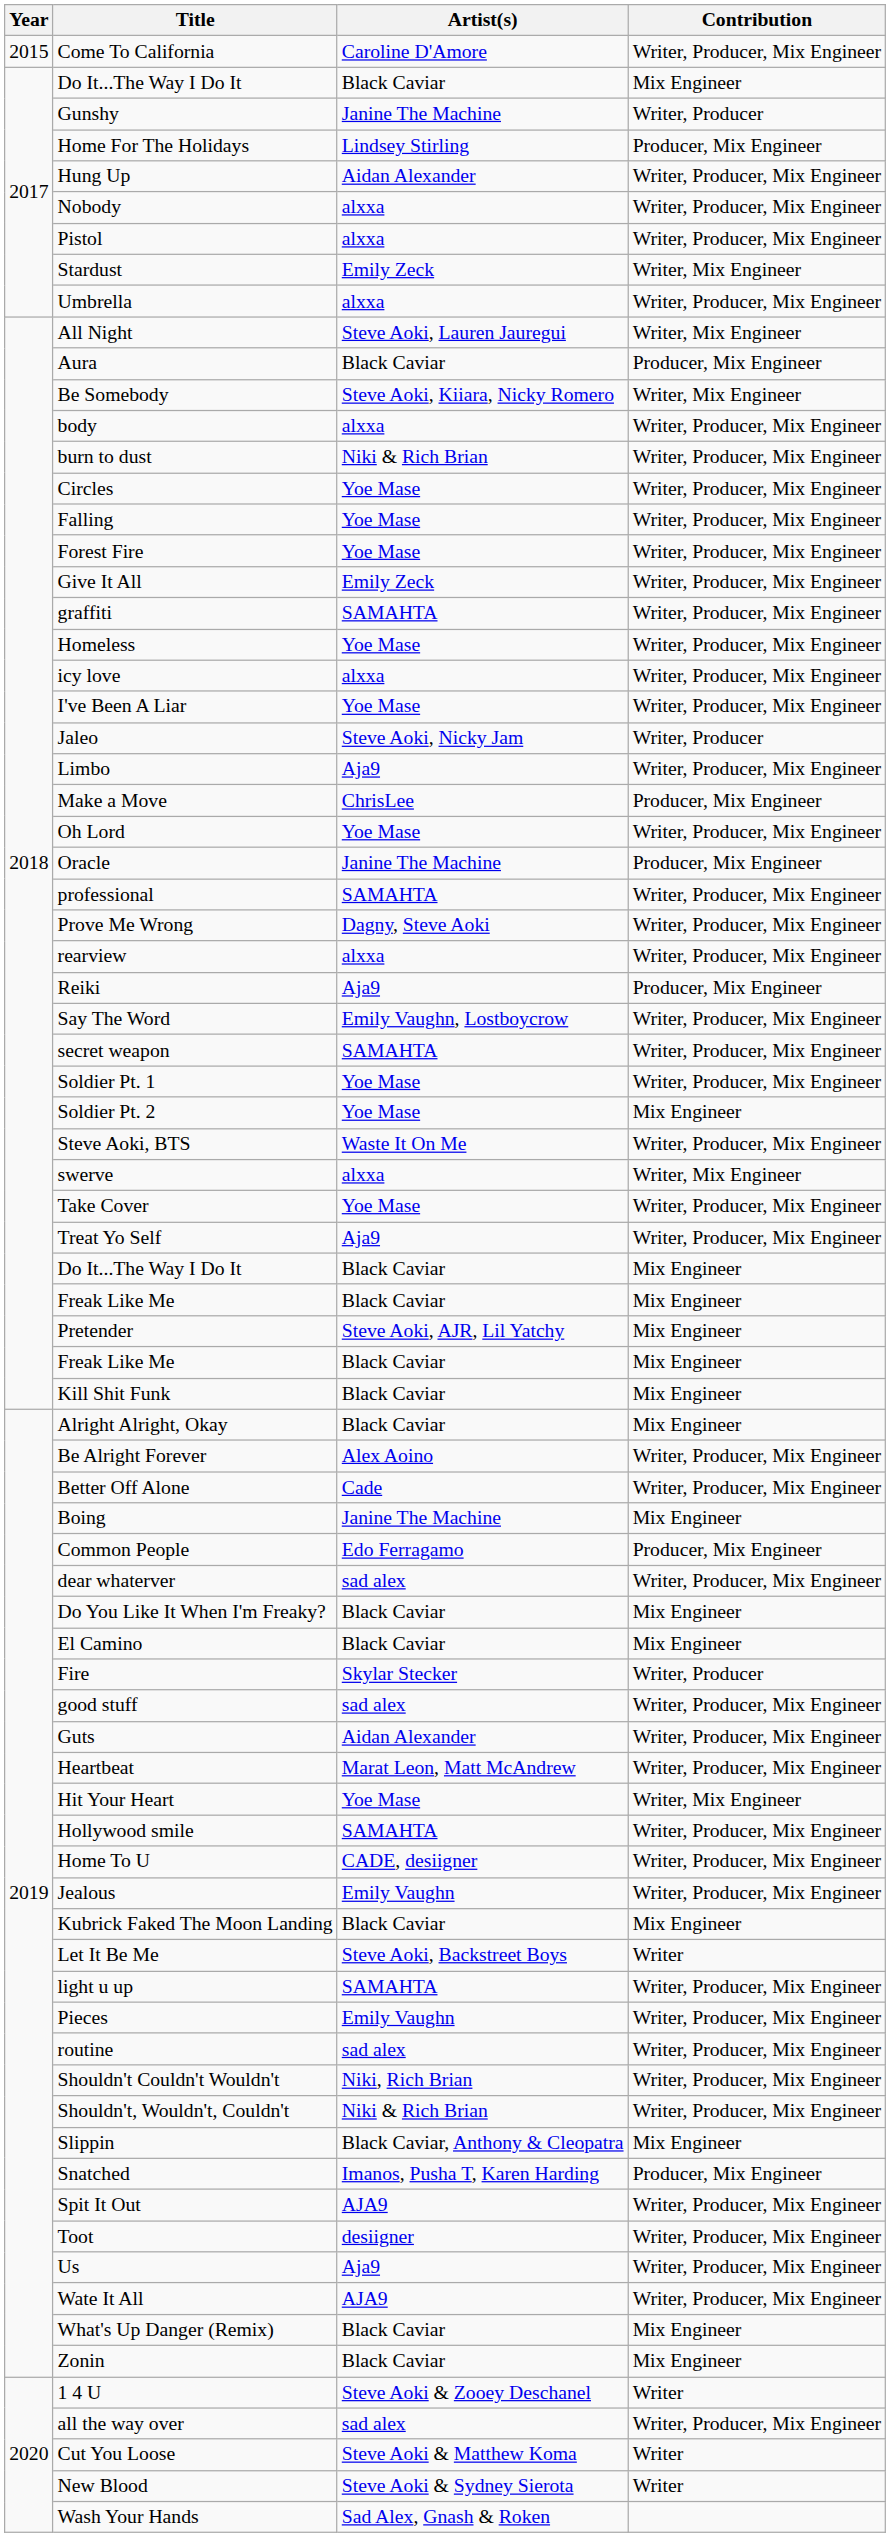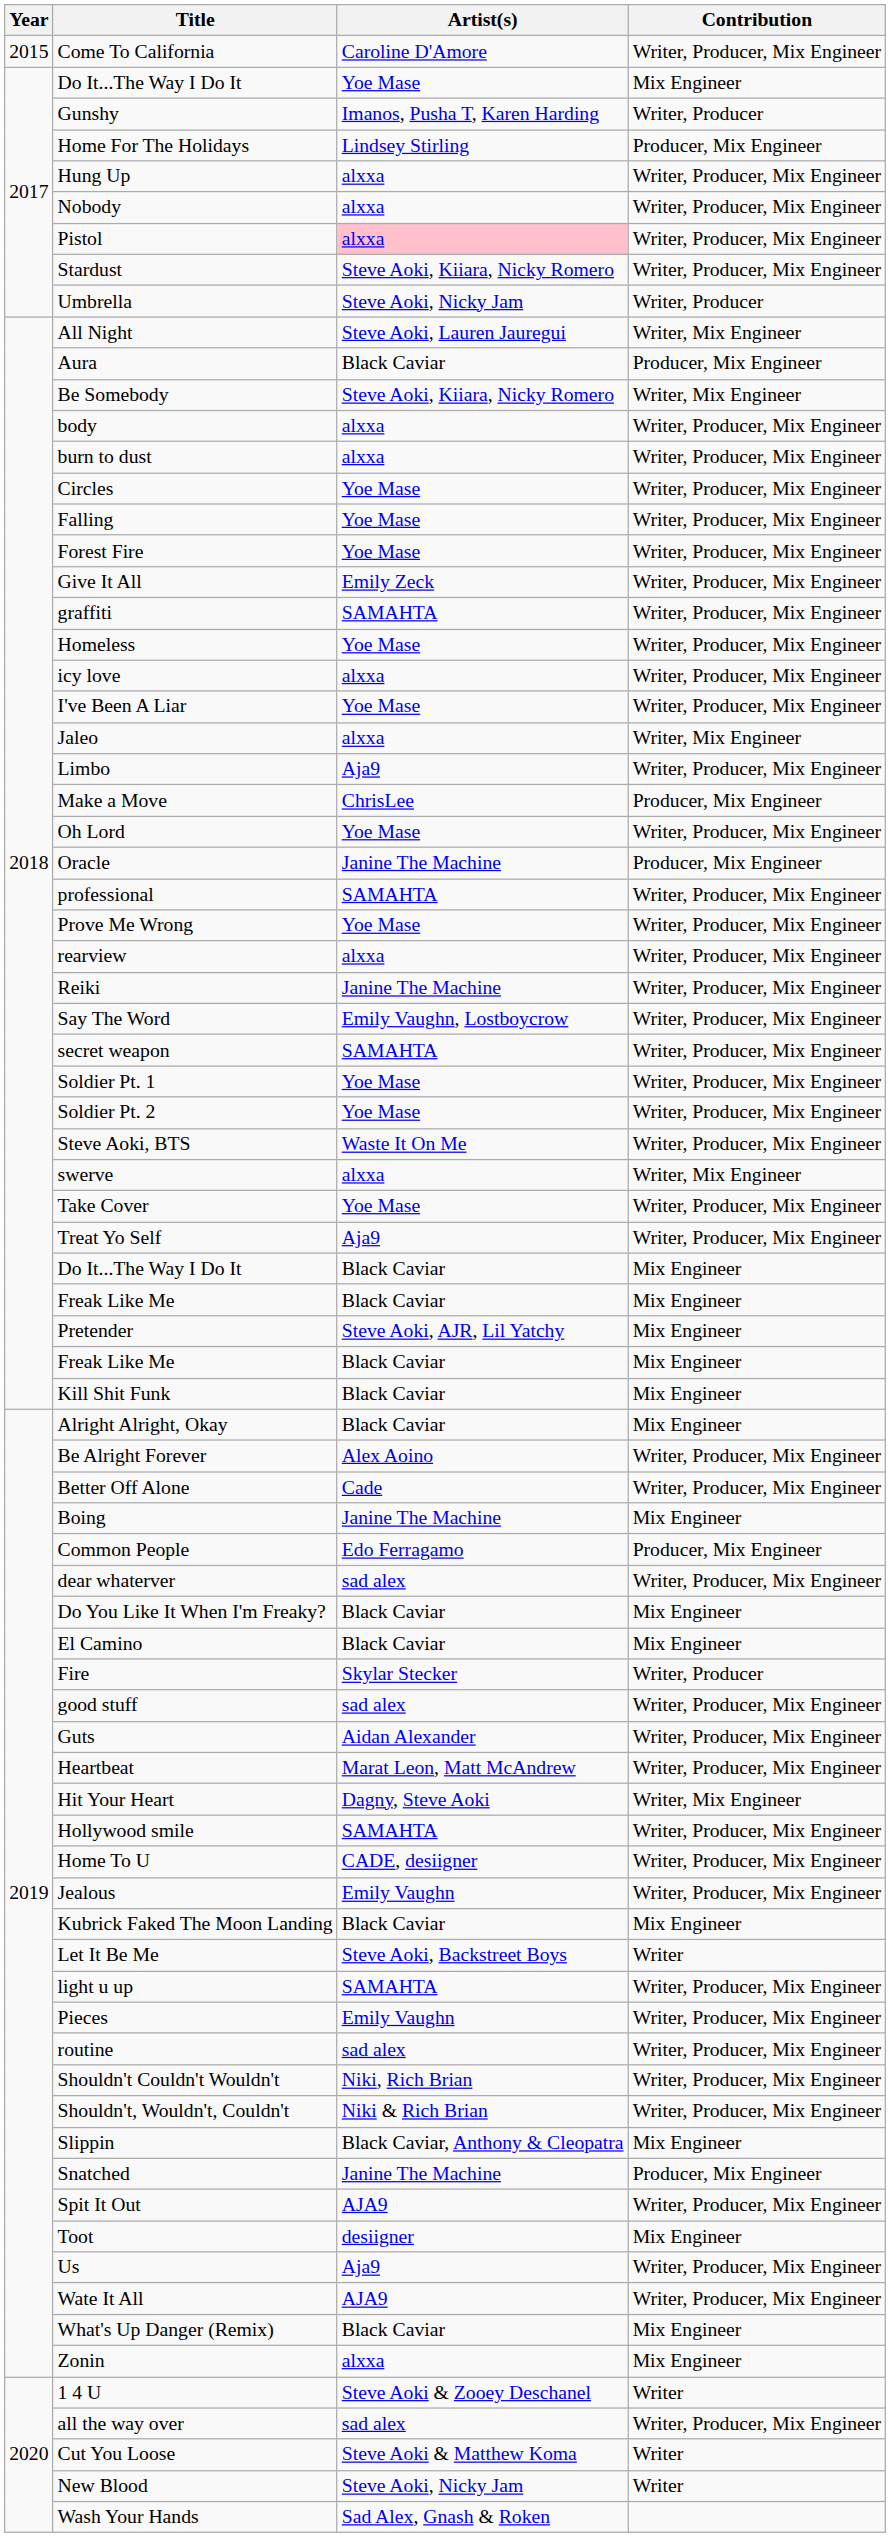(393, 82) Black Caviar -> (381, 82) Yoe Mase
(421, 113) Janine The Machine -> (470, 113) Imanos, Pusha T, Karen Harding
(409, 176) Aidan Alexander -> (363, 176) alxxa
(363, 238) no background -> (363, 238) pink background
(388, 269) Emily Zeck -> (478, 269) Steve Aoki, Kiiara, Nicky Romero
(717, 269) Writer, Mix Engineer -> (757, 269) Writer, Producer, Mix Engineer
(363, 301) alxxa -> (433, 301) Steve Aoki, Nicky Jam
(757, 301) Writer, Producer, Mix Engineer -> (698, 301) Writer, Producer
(415, 457) Niki & Rich Brian -> (363, 457) alxxa
(433, 737) Steve Aoki, Nicky Jam -> (363, 737) alxxa
(698, 737) Writer, Producer -> (717, 737) Writer, Mix Engineer
(416, 925) Dagny, Steve Aoki -> (381, 925) Yoe Mase
(361, 987) Aja9 -> (421, 987) Janine The Machine
(727, 987) Producer, Mix Engineer -> (757, 987) Writer, Producer, Mix Engineer
(687, 1112) Mix Engineer -> (757, 1112) Writer, Producer, Mix Engineer
(381, 1799) Yoe Mase -> (416, 1799) Dagny, Steve Aoki
(470, 2173) Imanos, Pusha T, Karen Harding -> (421, 2173) Janine The Machine
(757, 2236) Writer, Producer, Mix Engineer -> (687, 2236) Mix Engineer
(393, 2360) Black Caviar -> (363, 2360) alxxa
(458, 2485) Steve Aoki & Sydney Sierota -> (433, 2485) Steve Aoki, Nicky Jam
